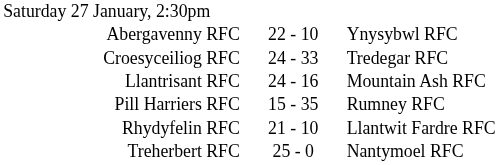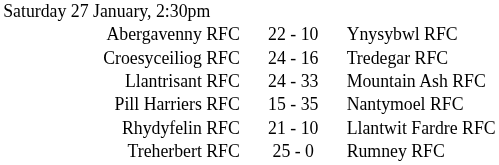(293, 58) 24 - 33 -> (293, 58) 24 - 16
(293, 81) 24 - 16 -> (293, 81) 24 - 33
(396, 104) Rumney RFC -> (405, 104) Nantymoel RFC
(405, 151) Nantymoel RFC -> (396, 151) Rumney RFC
